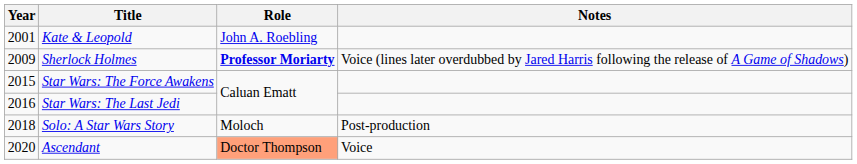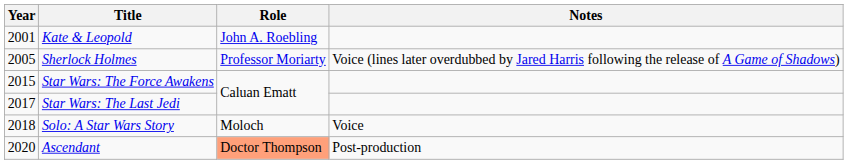(22, 59) 2009 -> (22, 59) 2005
(277, 59) bold -> (273, 59) normal
(22, 103) 2016 -> (22, 103) 2017
(385, 125) Post-production -> (348, 125) Voice
(357, 147) Voice -> (377, 147) Post-production
